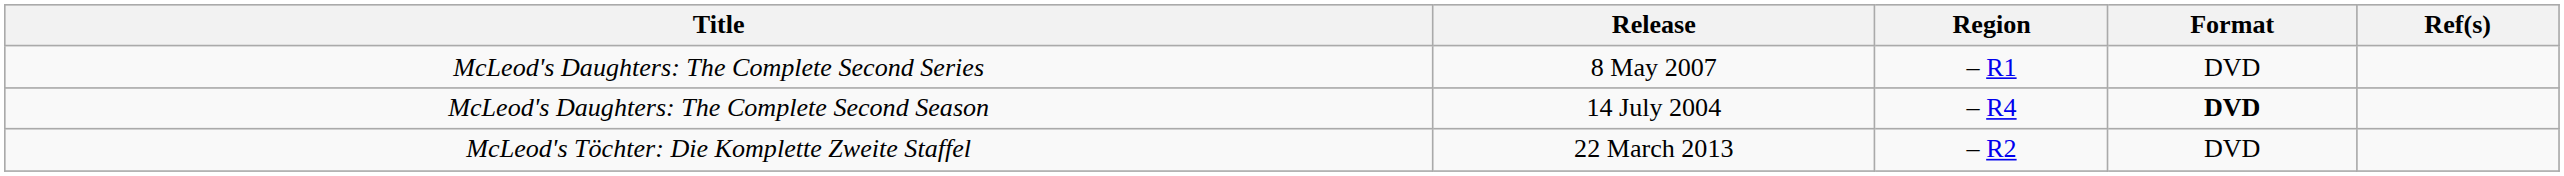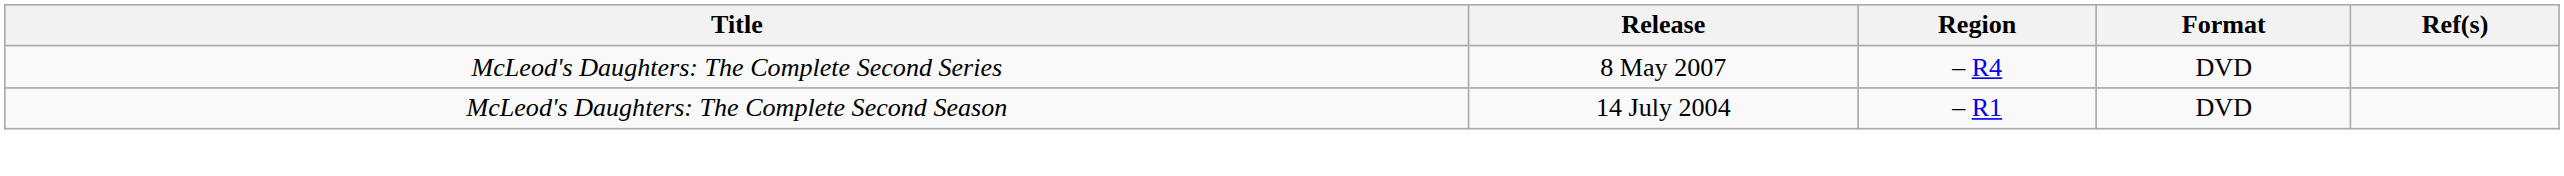(1992, 66) – R1 -> (1977, 66) – R4
(1992, 107) – R4 -> (1977, 107) – R1
(2232, 107) bold -> (2224, 107) normal
- row: (719, 149)
